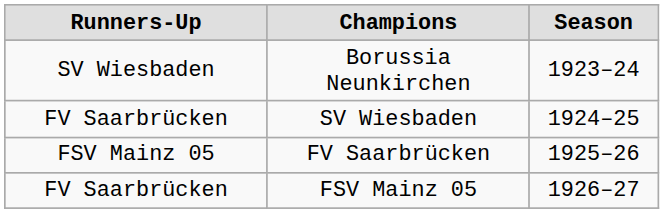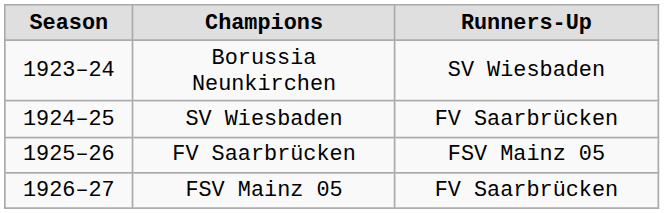columns swapped: (594, 23) <-> (136, 23)
